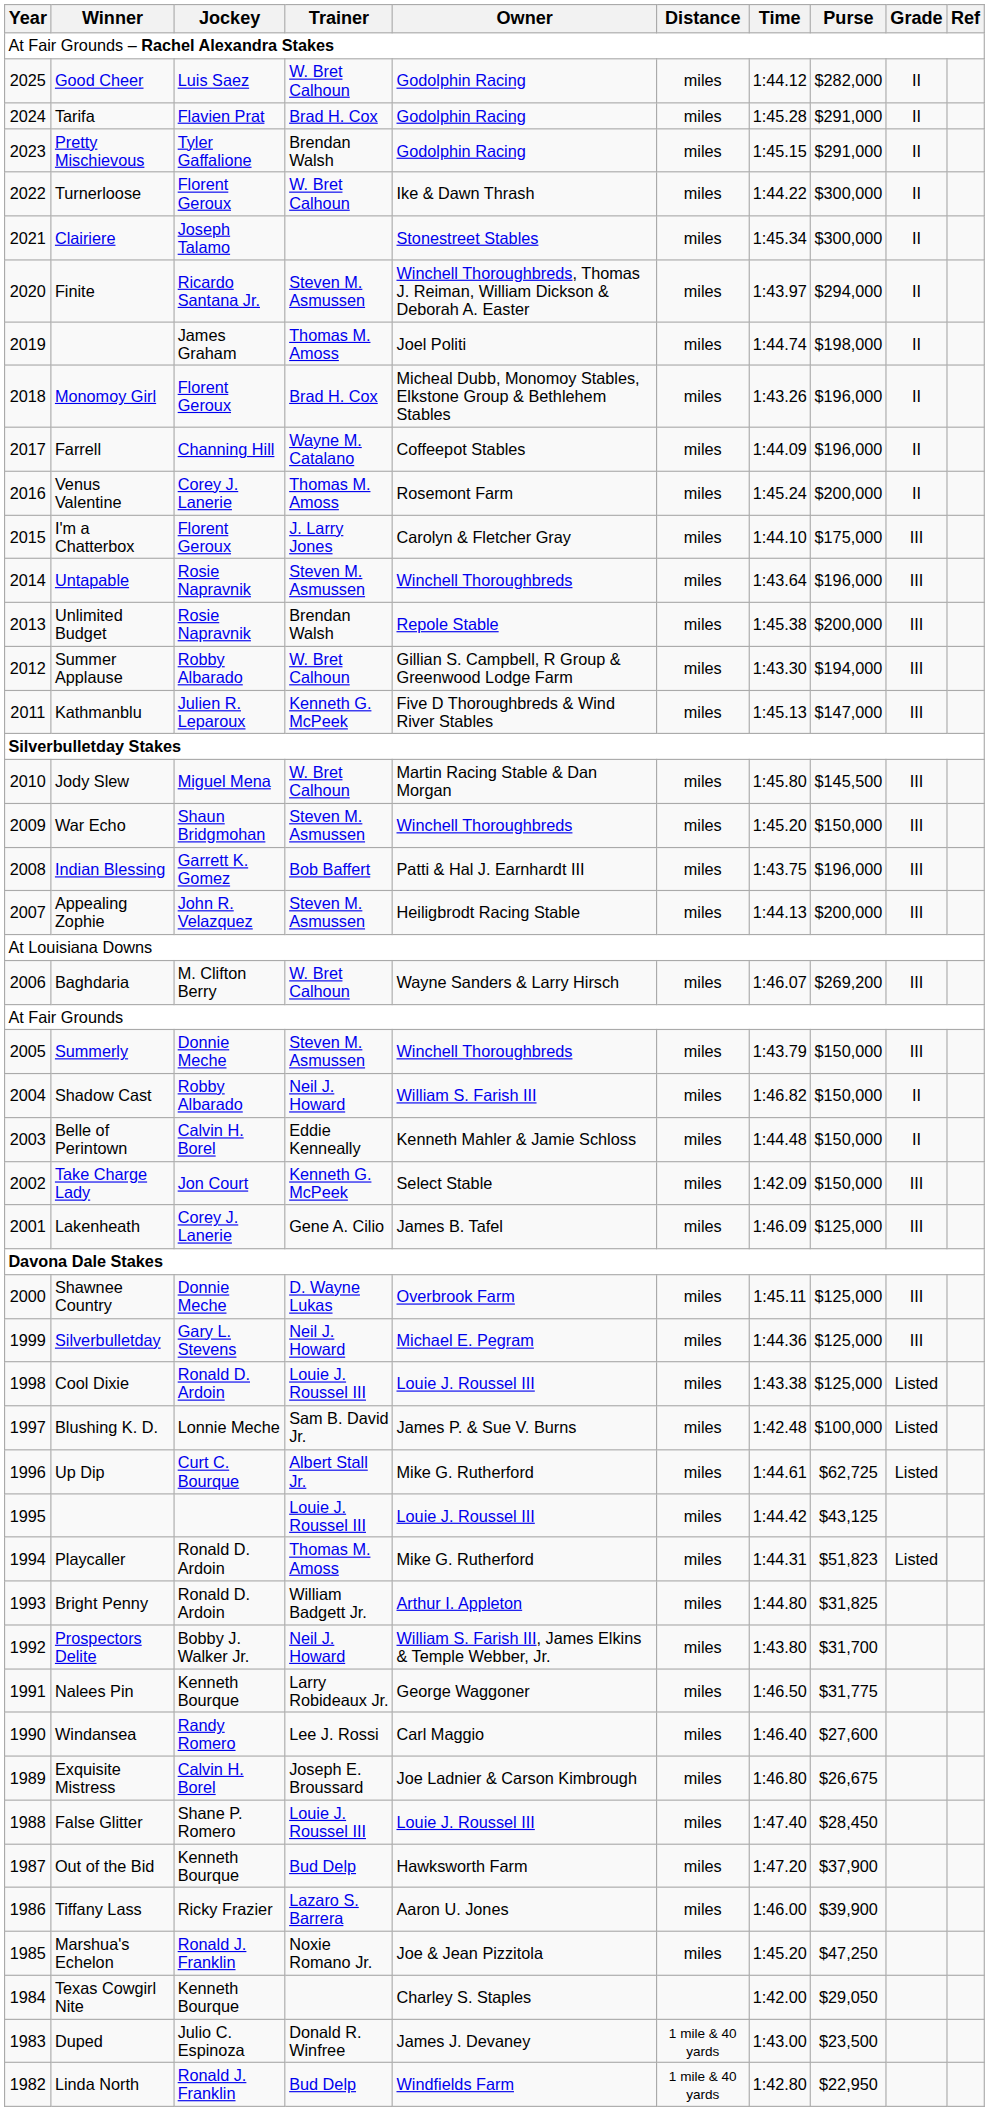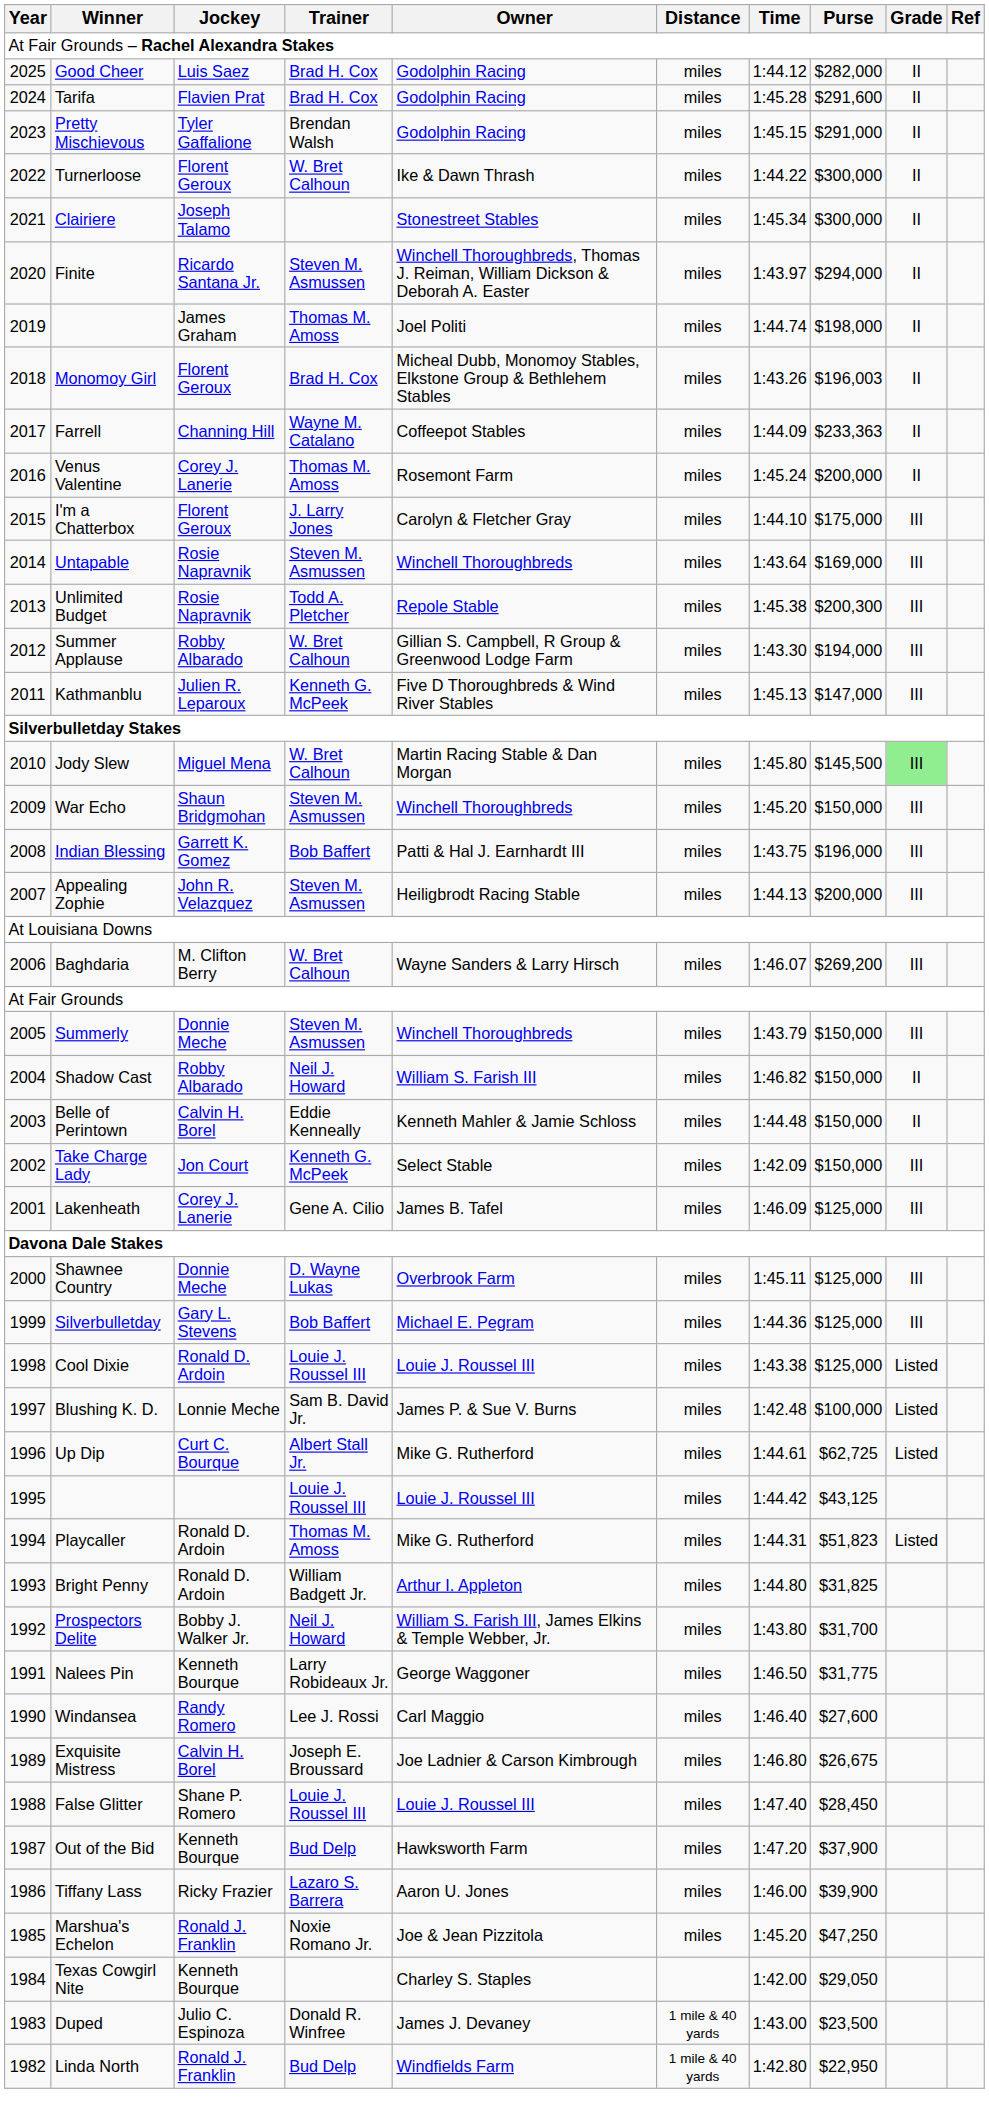(319, 81) W. Bret Calhoun -> (333, 72) Brad H. Cox
(848, 116) $291,000 -> (848, 98) $291,600
(848, 396) $196,000 -> (848, 378) $196,003
(848, 449) $196,000 -> (848, 431) $233,363
(848, 581) $196,000 -> (848, 563) $169,000
(320, 624) Brendan Walsh -> (319, 606) Todd A. Pletcher
(848, 624) $200,000 -> (848, 606) $200,300
(916, 781) no background -> (916, 763) lightgreen background
(317, 1340) Neil J. Howard -> (330, 1322) Bob Baffert
